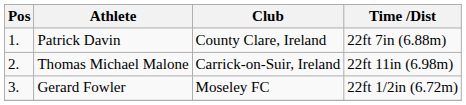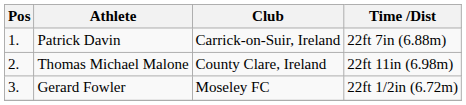(261, 40) County Clare, Ireland -> (268, 40) Carrick-on-Suir, Ireland
(268, 64) Carrick-on-Suir, Ireland -> (261, 64) County Clare, Ireland
